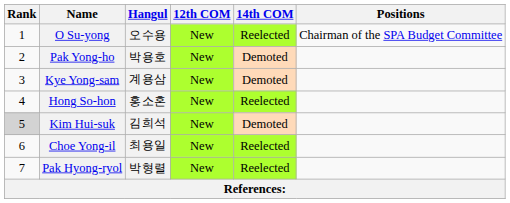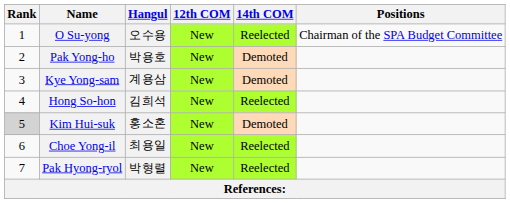(148, 101) 홍소혼 -> (148, 101) 김희석
(148, 123) 김희석 -> (148, 123) 홍소혼
